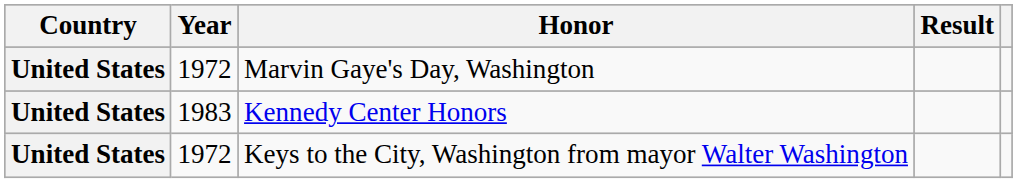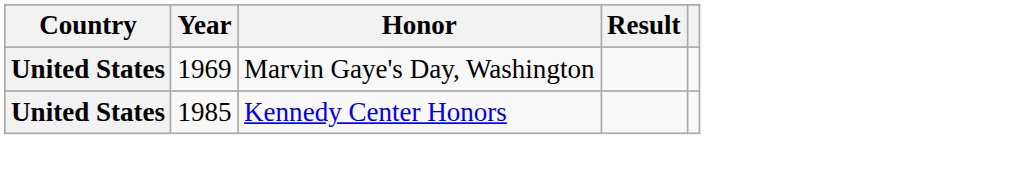(205, 68) 1972 -> (205, 68) 1969
(205, 111) 1983 -> (205, 111) 1985
- row: (576, 154)
